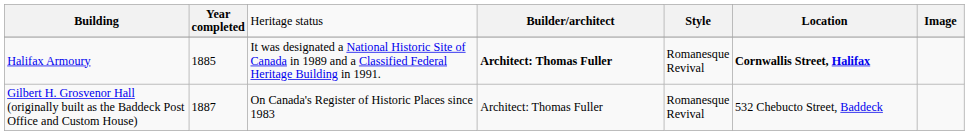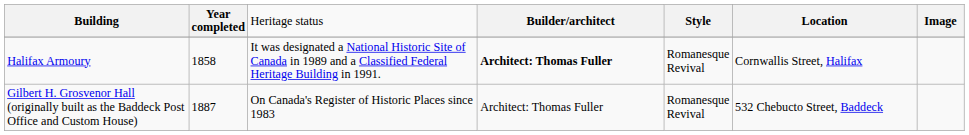(204, 60) 1885 -> (204, 60) 1858
(803, 60) bold -> (799, 60) normal
